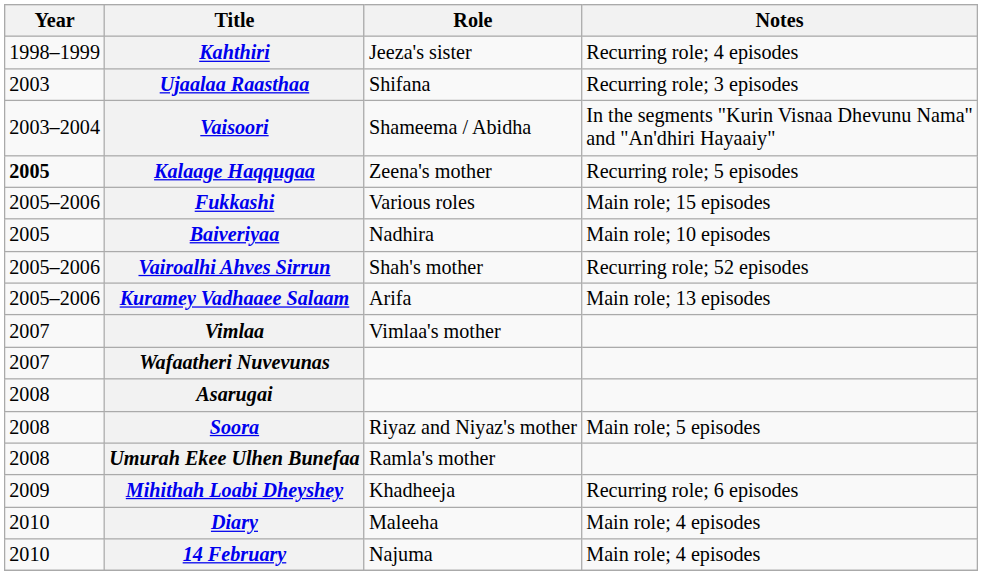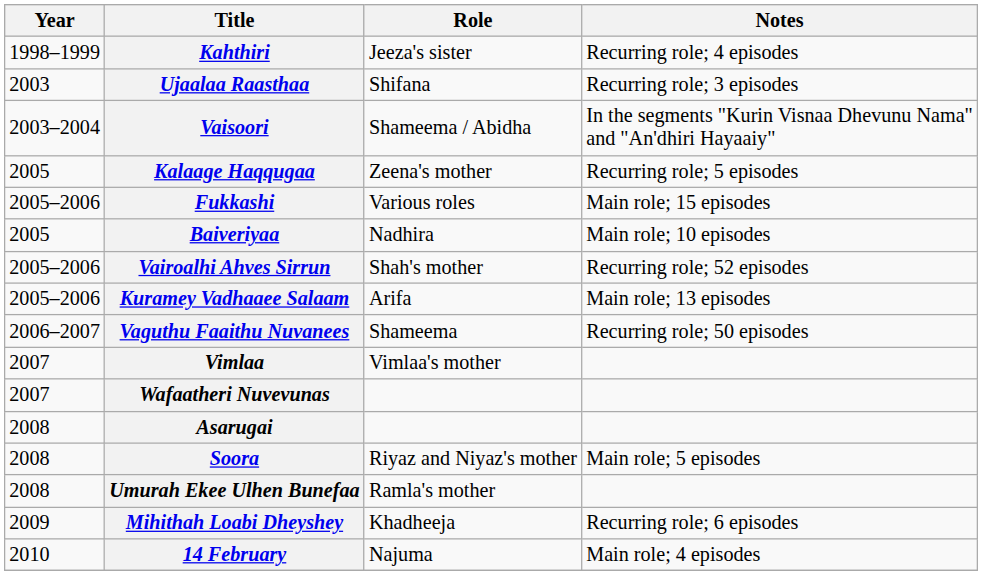(29, 171) bold -> (29, 171) normal
+ row: (234, 330)
- row: (234, 522)
